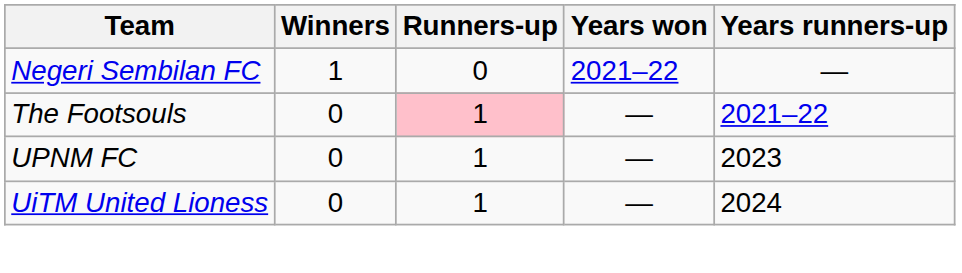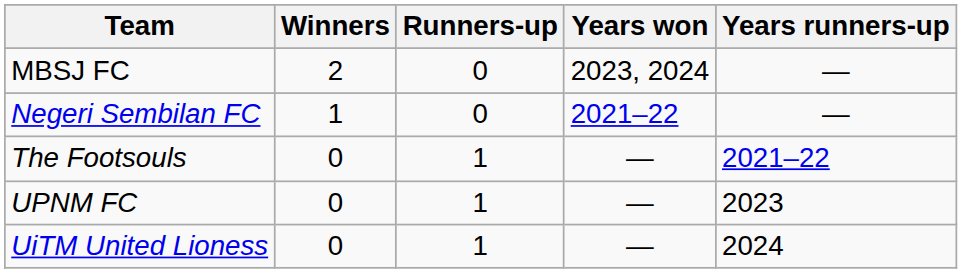+ row: (70, 70)
(480, 114) pink background -> (480, 158) no background
